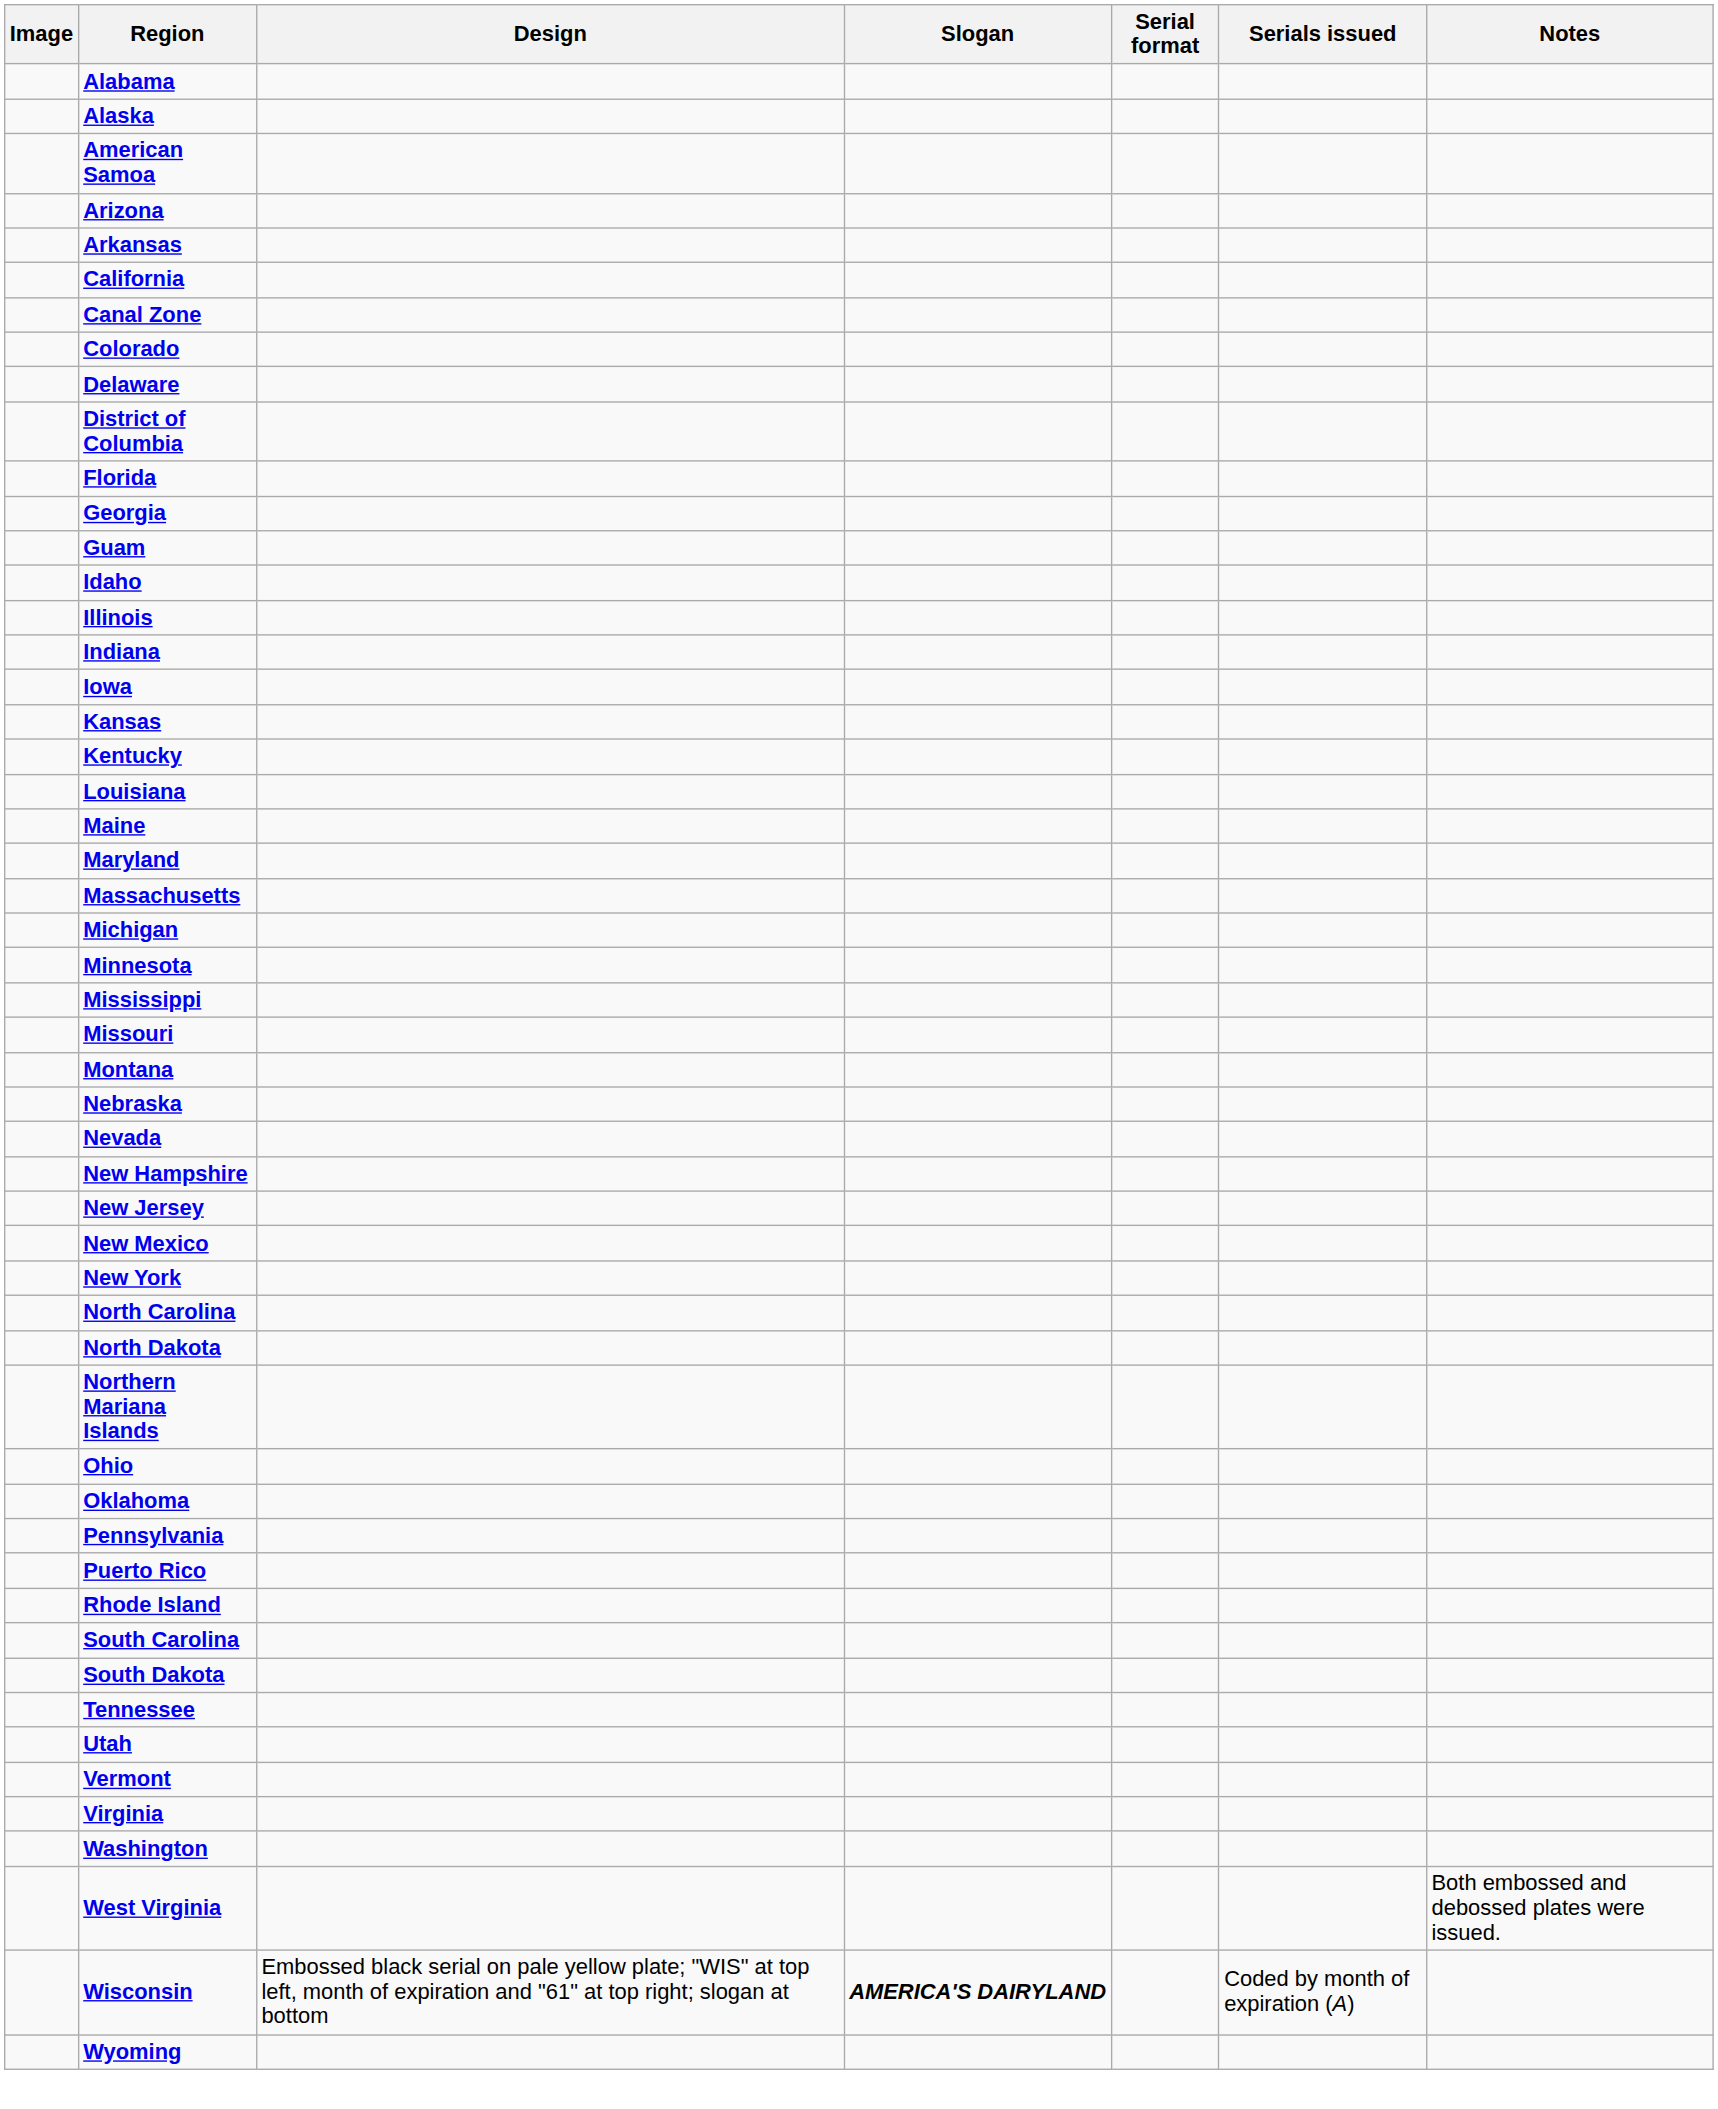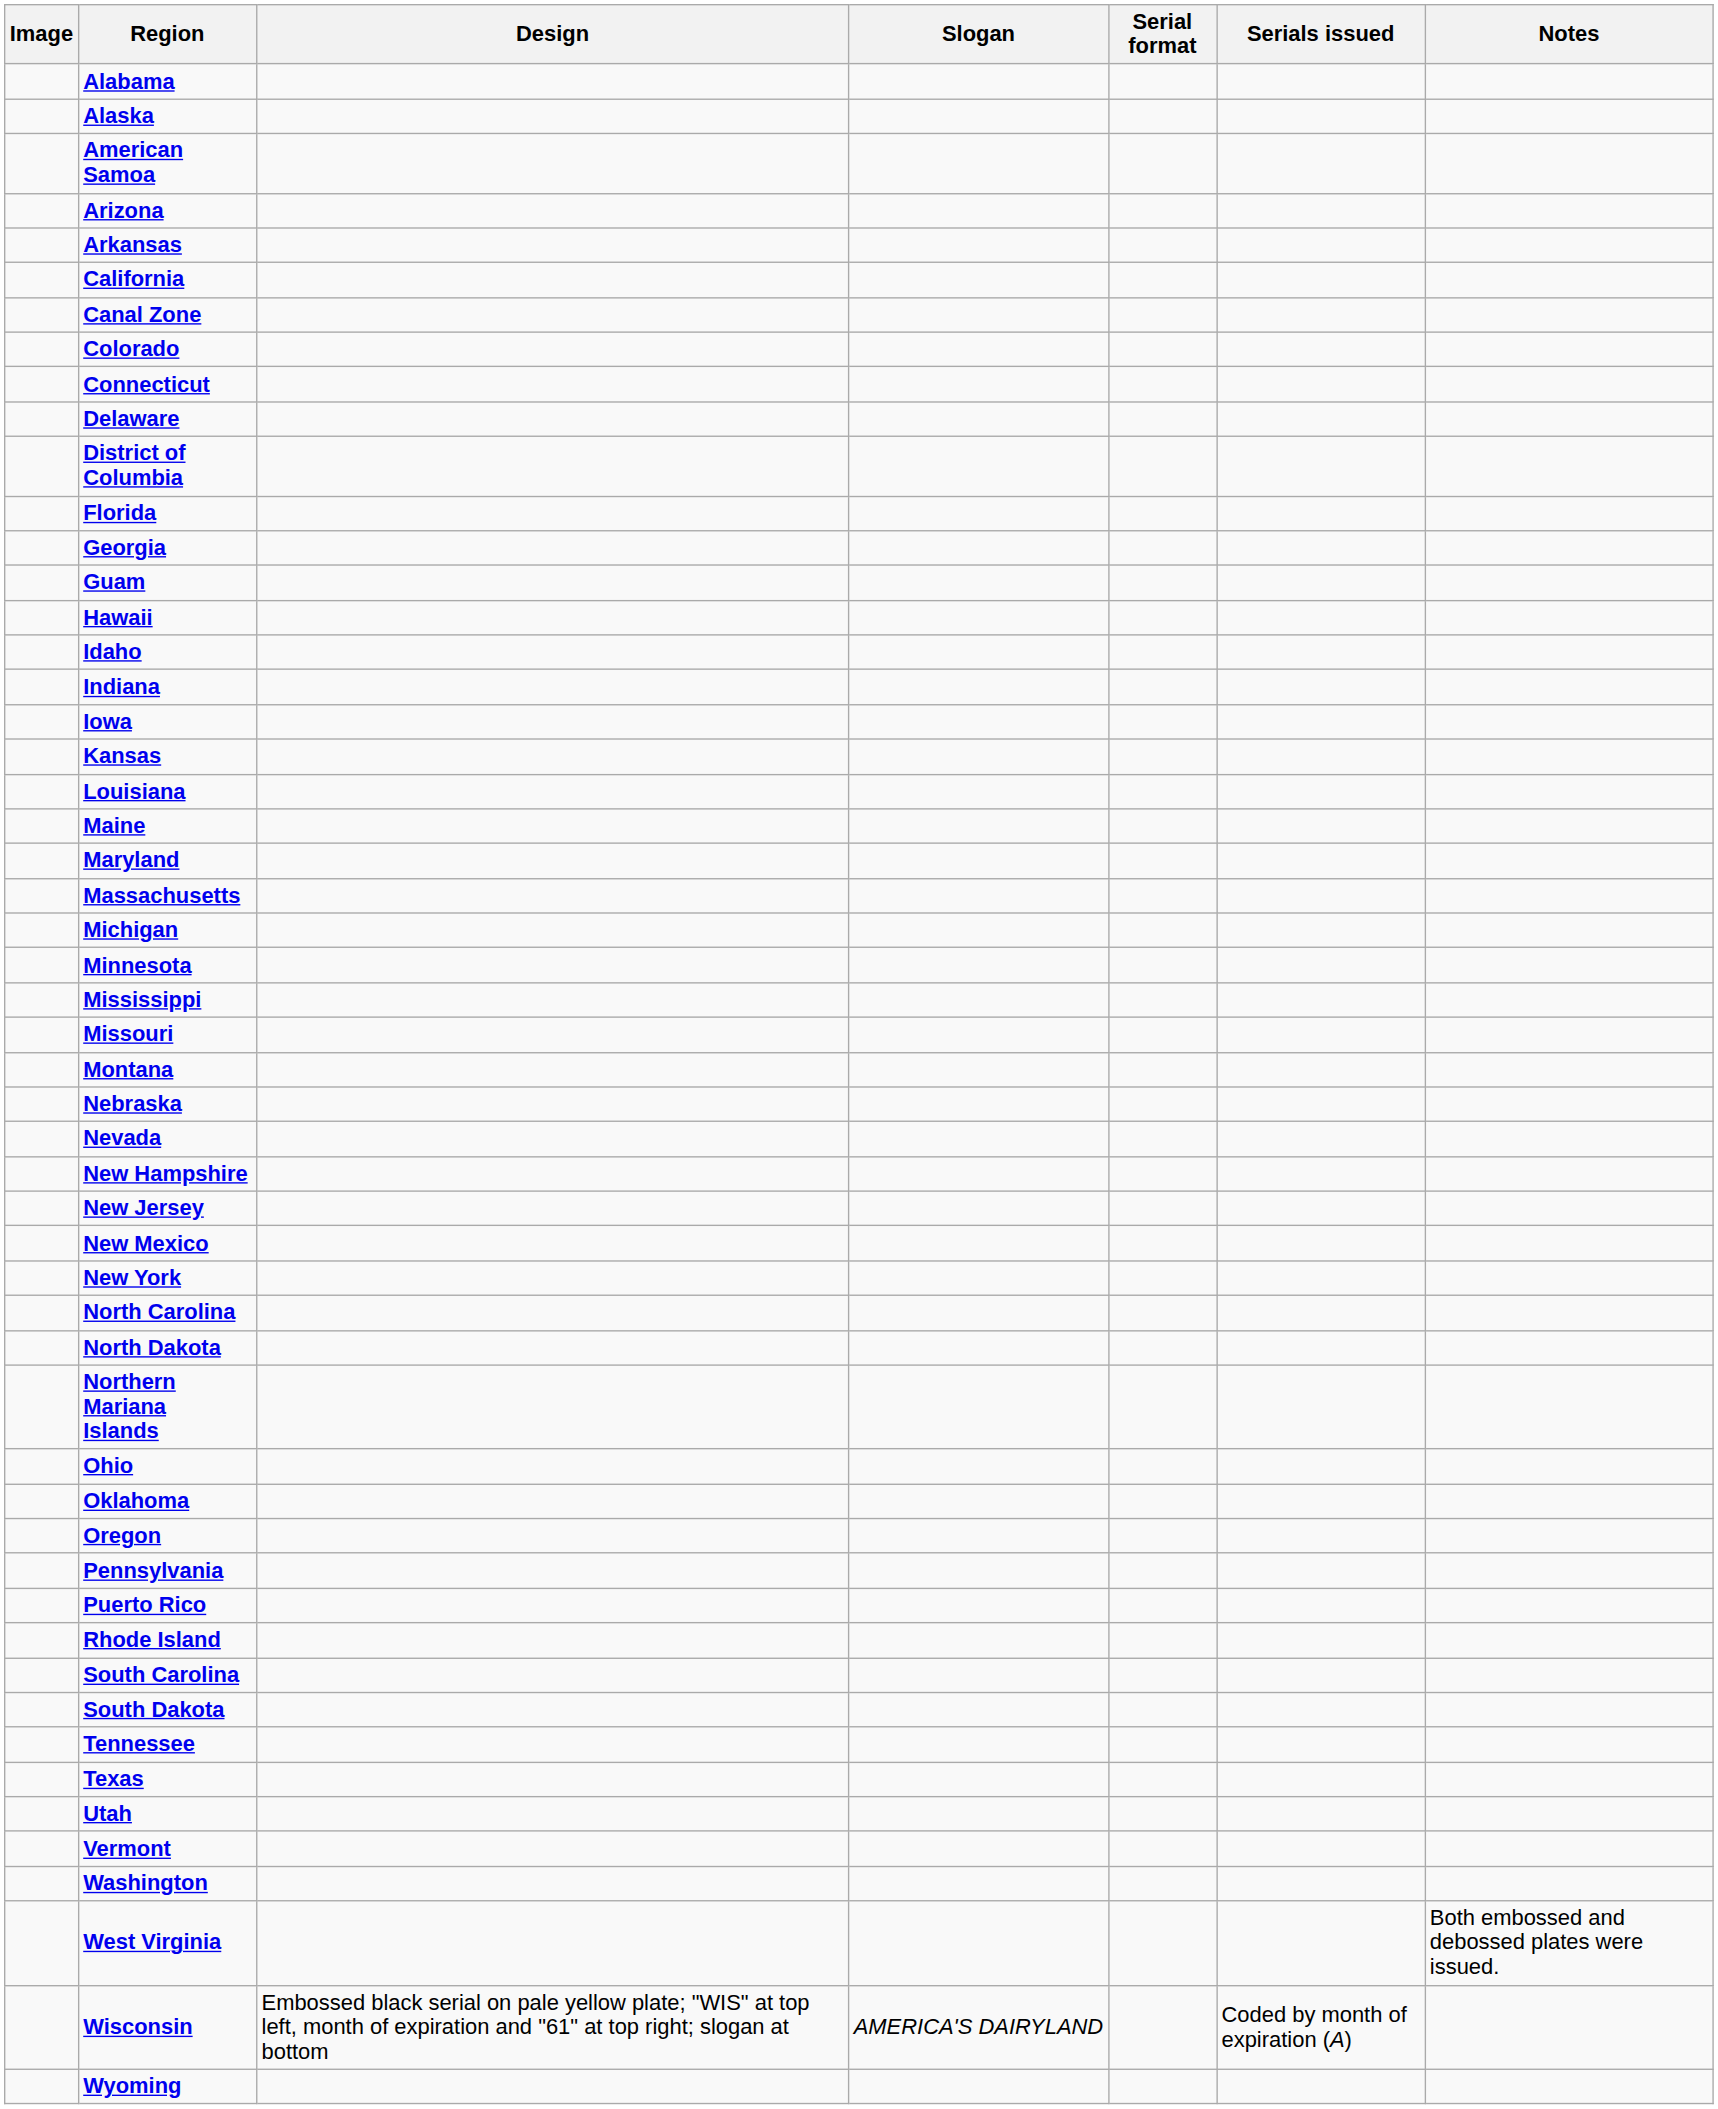+ row: (147, 384)
+ row: (118, 617)
- row: (118, 617)
- row: (133, 756)
+ row: (122, 1535)
+ row: (113, 1779)
- row: (123, 1813)
(978, 1992) bold -> (978, 2026) normal
